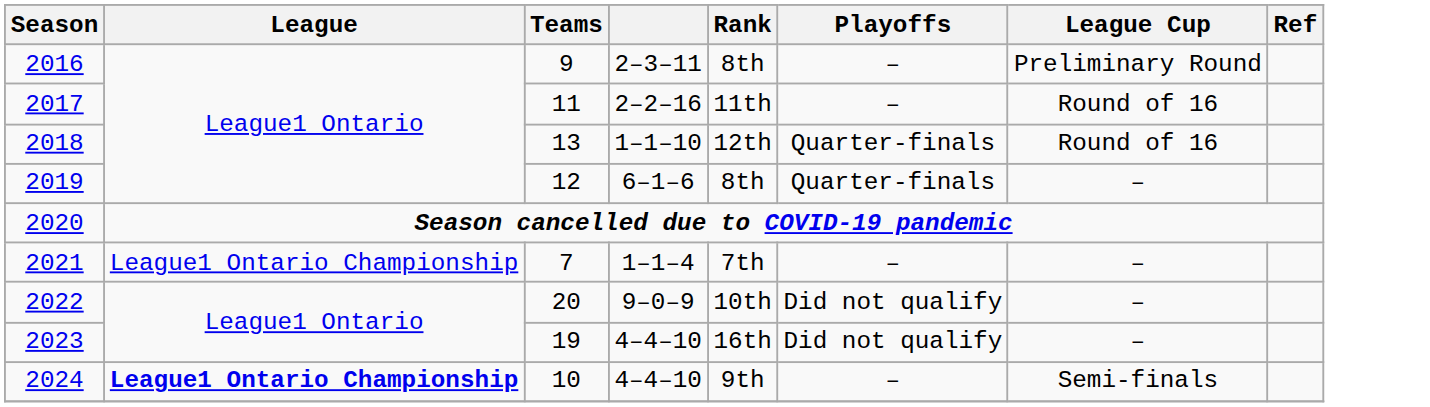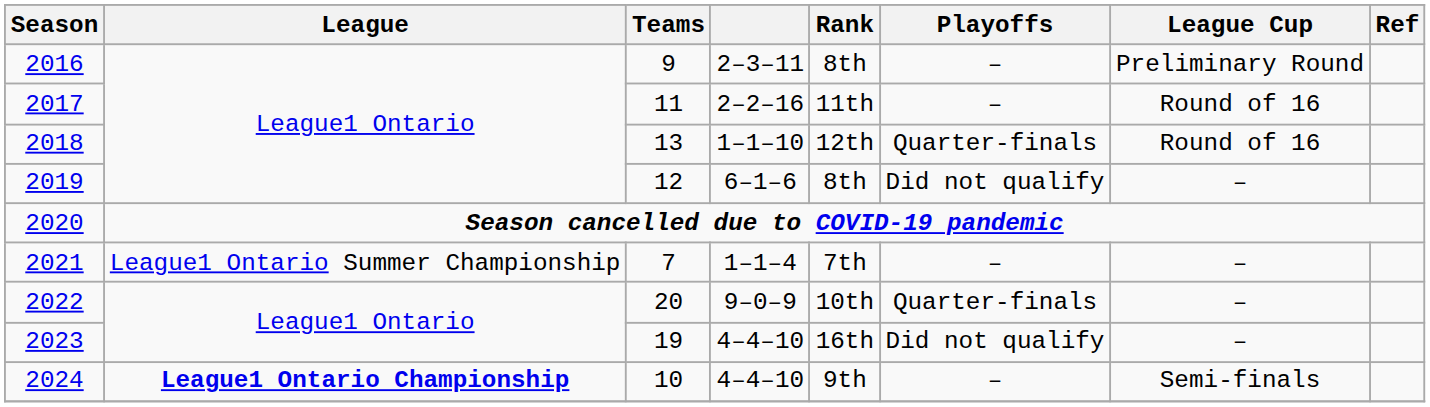(893, 183) Quarter-finals -> (995, 183) Did not qualify
(314, 262) League1 Ontario Championship -> (365, 262) League1 Ontario Summer Championship
(893, 302) Did not qualify -> (995, 302) Quarter-finals
